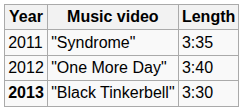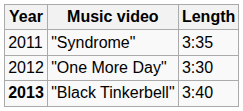(198, 67) 3:40 -> (198, 67) 3:30
(198, 93) 3:30 -> (198, 93) 3:40
